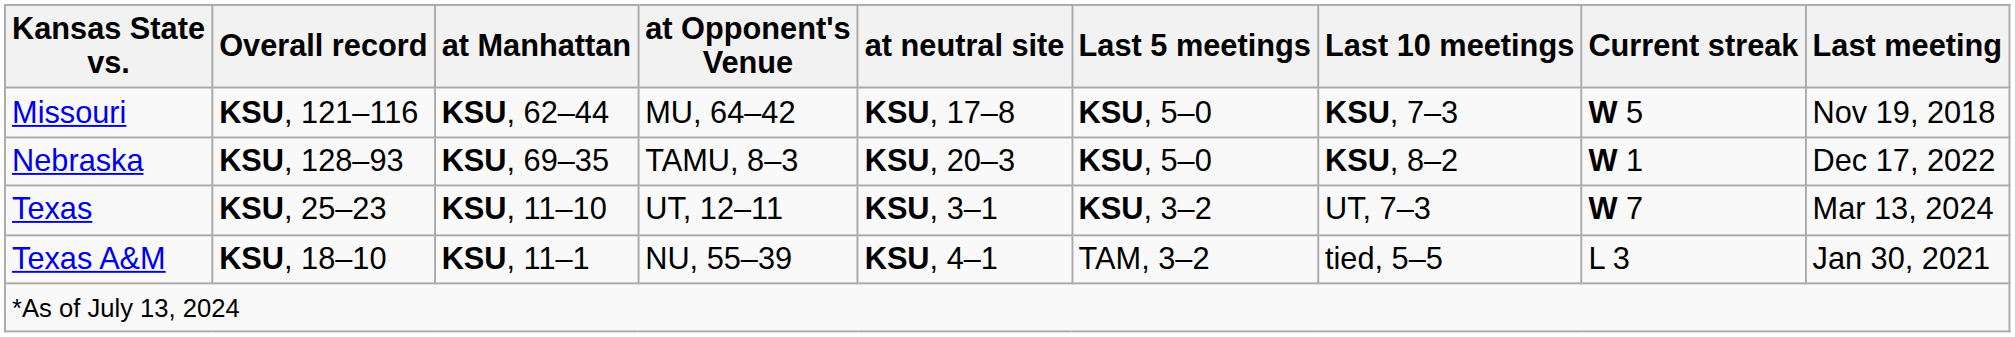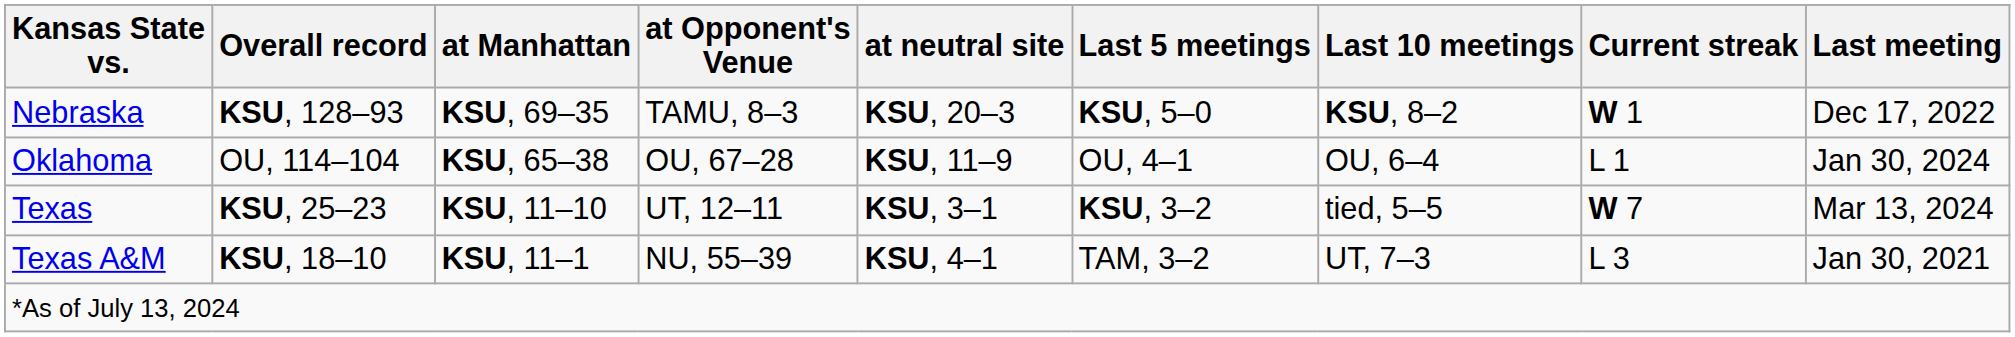- row: (69, 112)
+ row: (82, 160)
(1378, 209) UT, 7–3 -> (1384, 209) tied, 5–5
(1384, 258) tied, 5–5 -> (1378, 258) UT, 7–3
